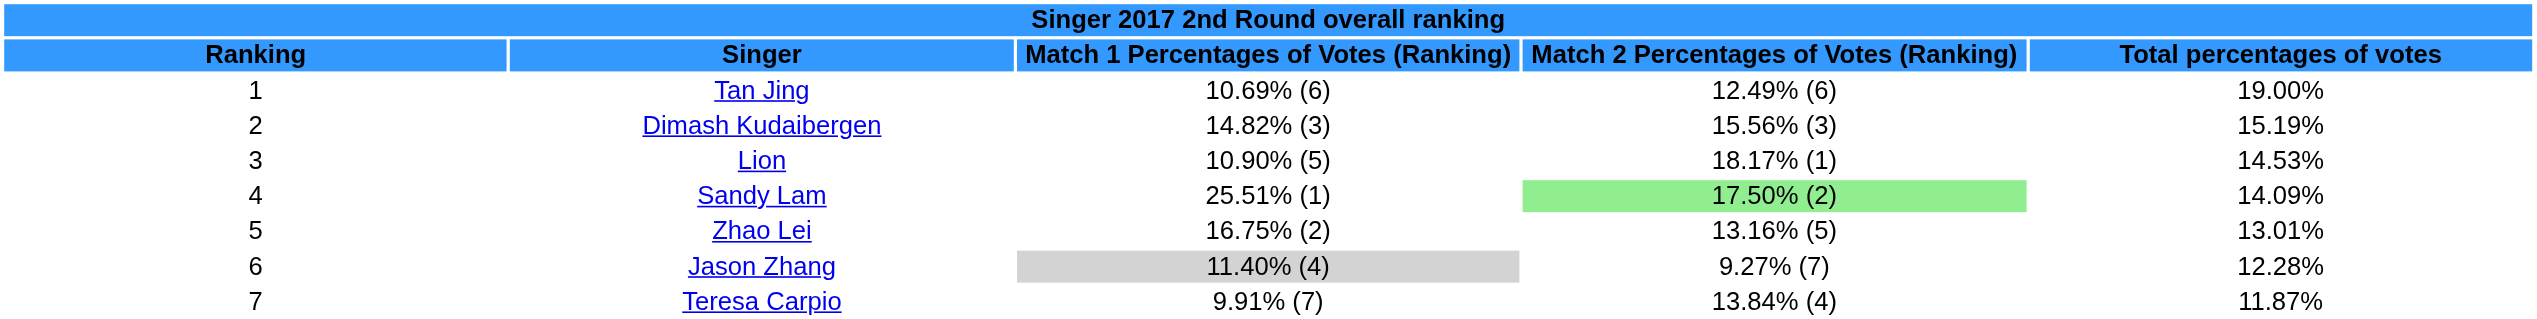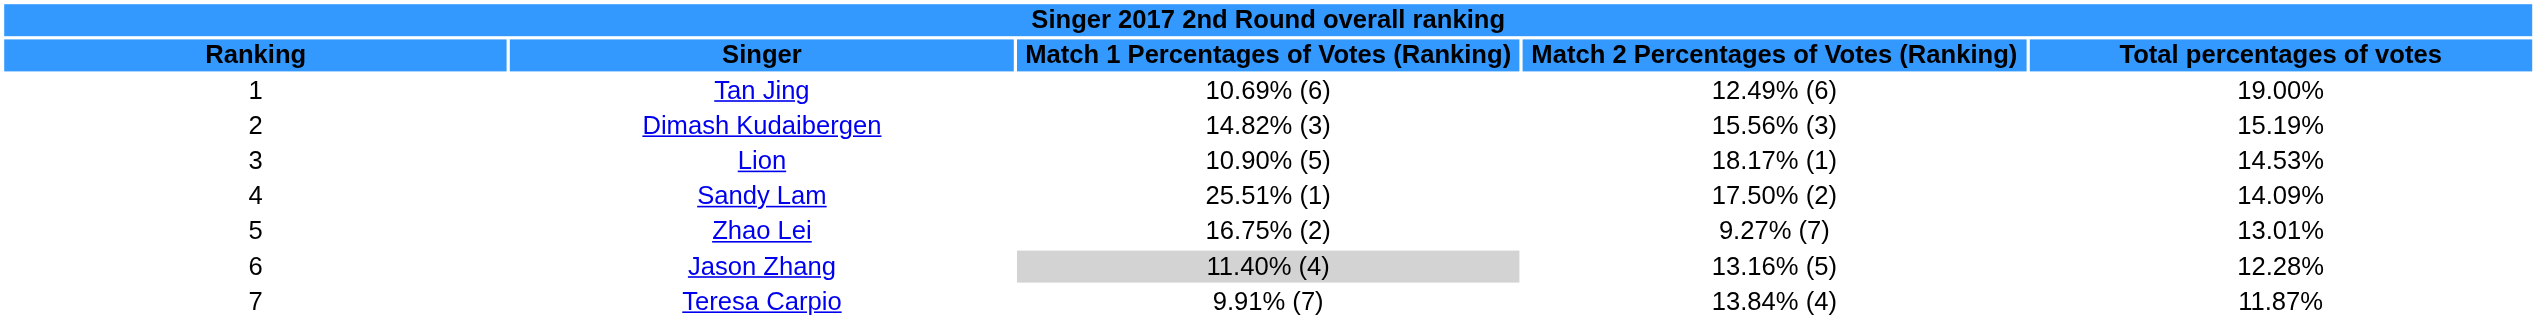(1774, 195) lightgreen background -> (1774, 195) no background
(1774, 231) 13.16% (5) -> (1774, 231) 9.27% (7)
(1774, 266) 9.27% (7) -> (1774, 266) 13.16% (5)
